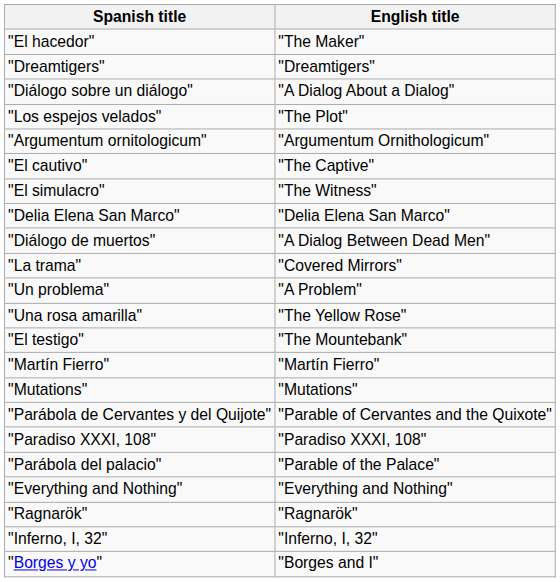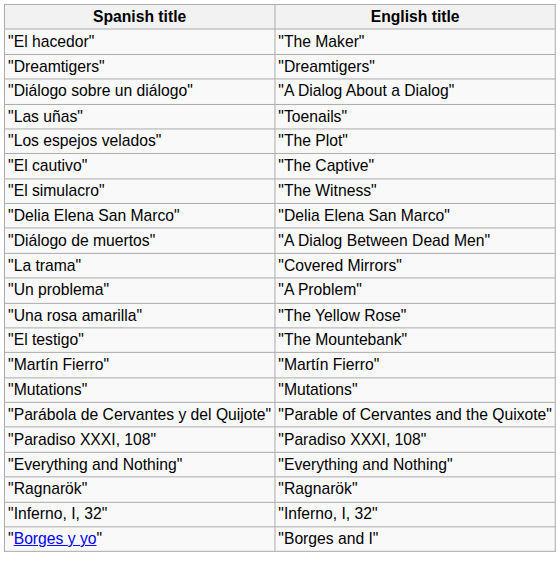+ row: (45, 116)
- row: (107, 141)
- row: (85, 464)
